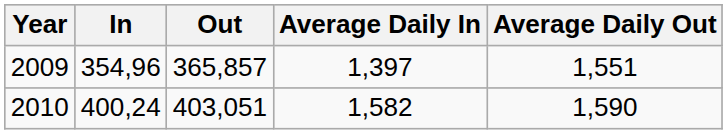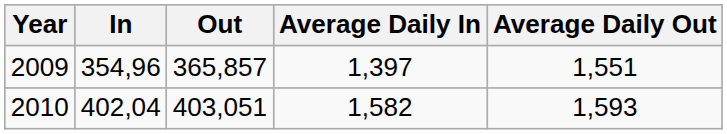(121, 107) 400,24 -> (121, 107) 402,04
(605, 107) 1,590 -> (605, 107) 1,593
